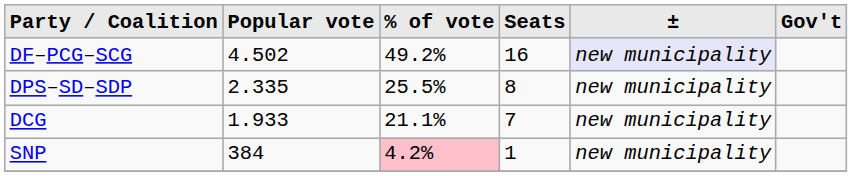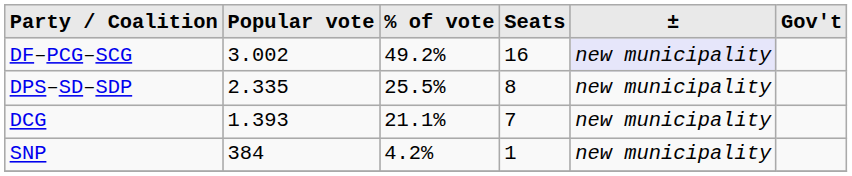(258, 55) 4.502 -> (258, 55) 3.002
(258, 121) 1.933 -> (258, 121) 1.393
(409, 154) pink background -> (409, 154) no background
